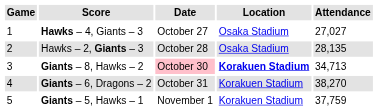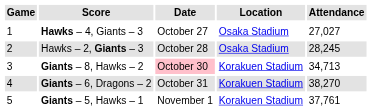(331, 49) 28,135 -> (324, 49) 28,245
(264, 66) bold -> (261, 66) normal
(331, 101) 37,759 -> (324, 101) 37,761
